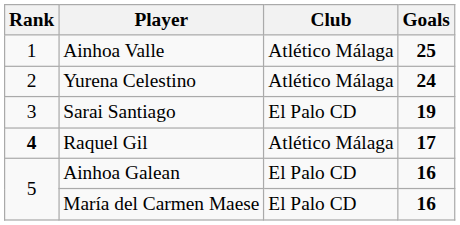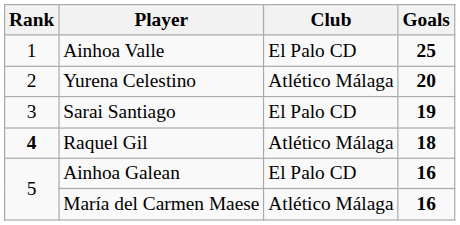(331, 50) Atlético Málaga -> (312, 50) El Palo CD
(426, 81) 24 -> (426, 81) 20
(426, 142) 17 -> (426, 142) 18
(312, 204) El Palo CD -> (331, 204) Atlético Málaga
